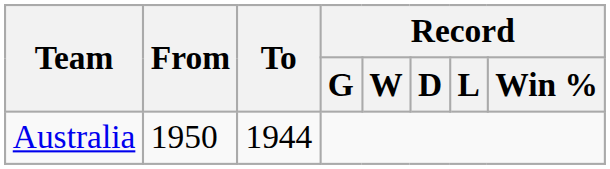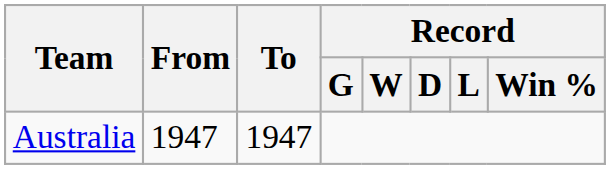(184, 137) 1950 -> (184, 137) 1947
(279, 137) 1944 -> (279, 137) 1947
